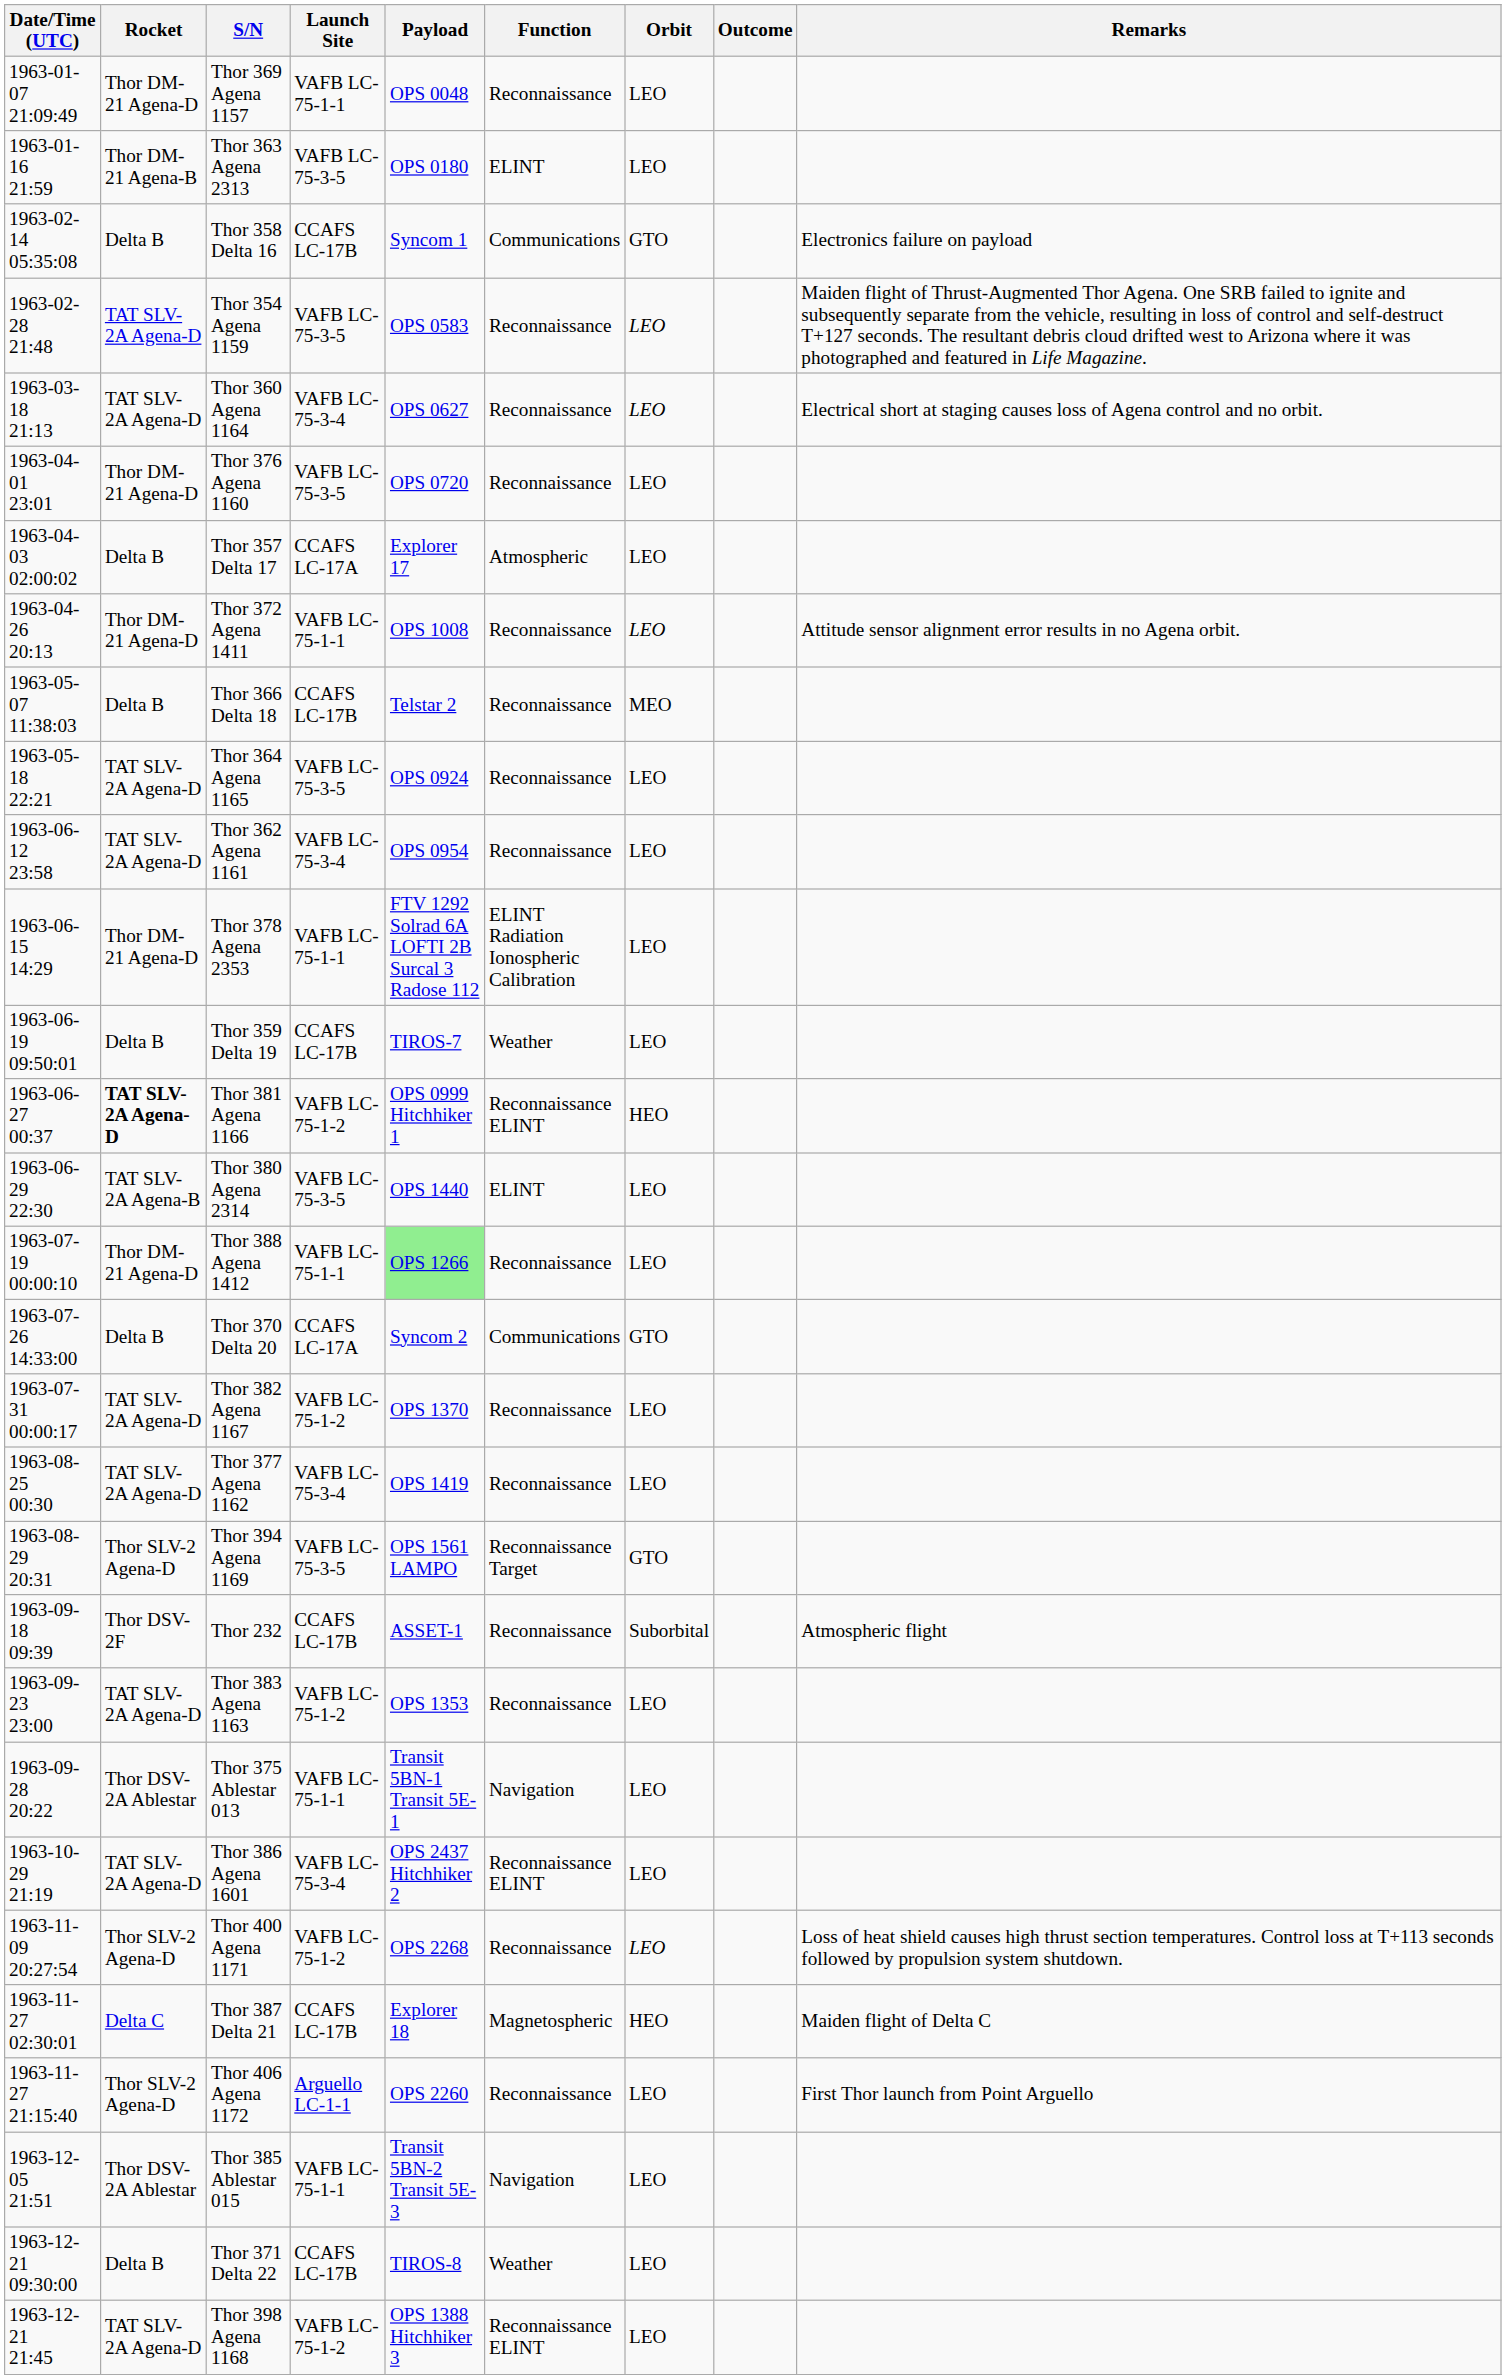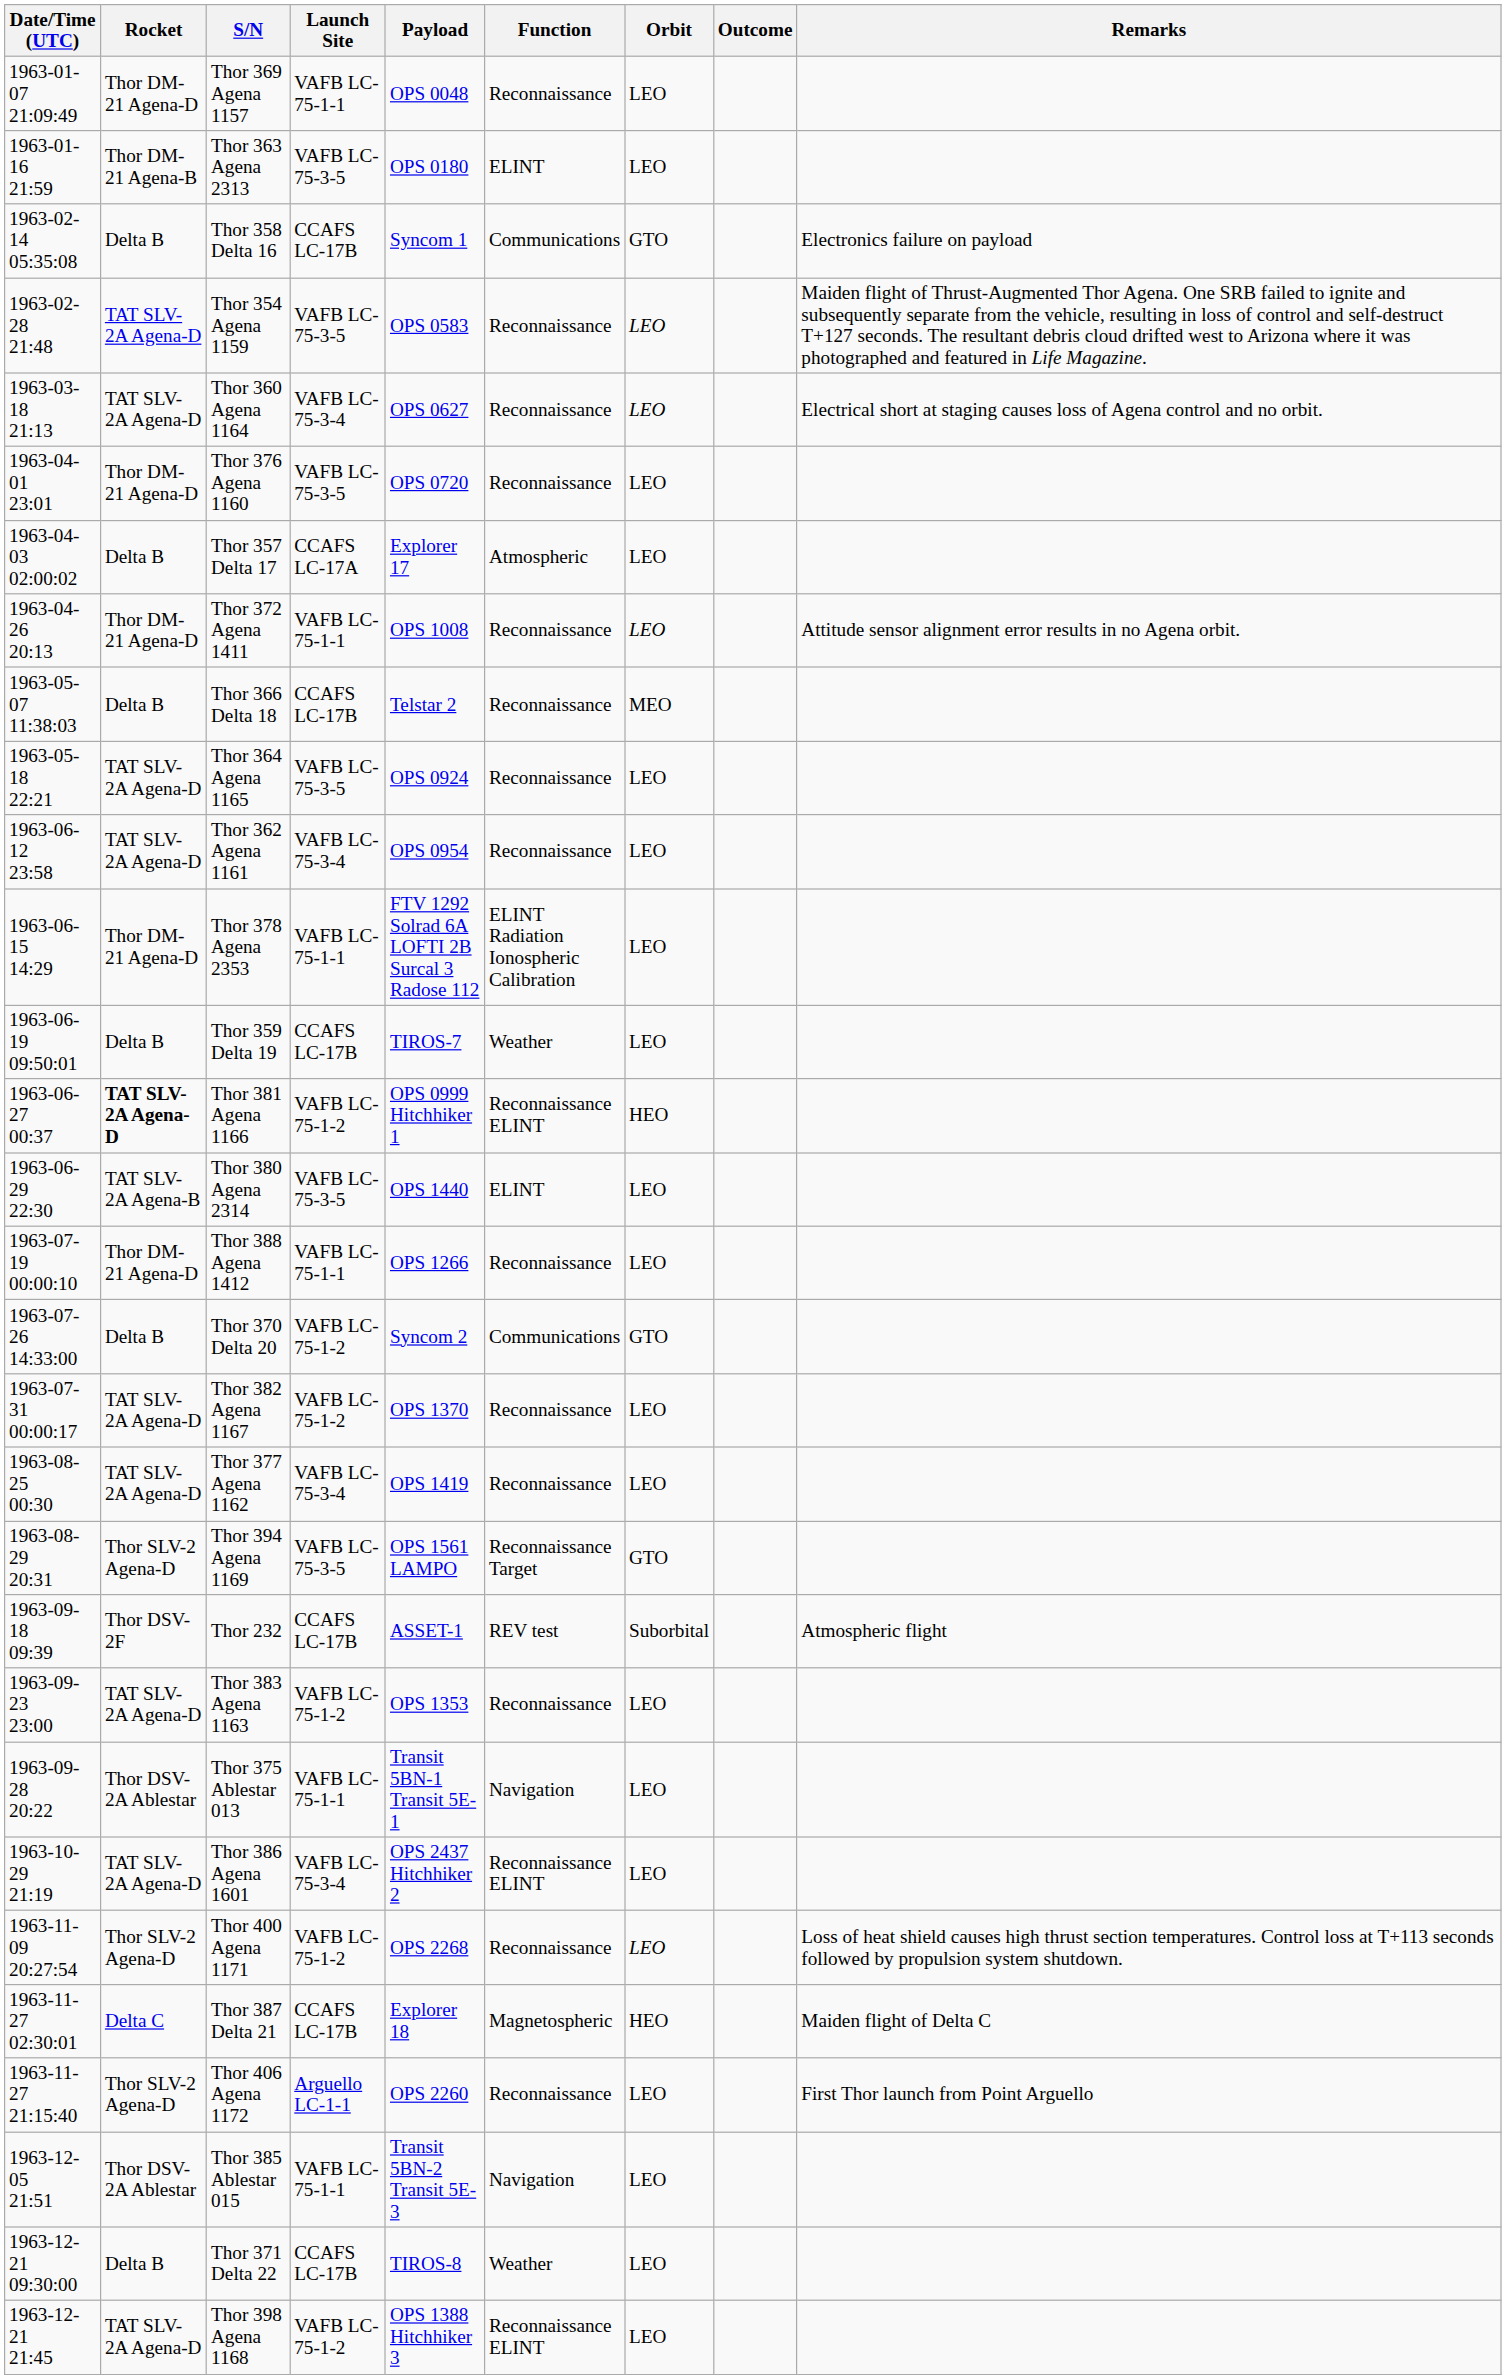(429, 1262) lightgreen background -> (429, 1262) no background
(326, 1336) CCAFS LC-17A -> (337, 1336) VAFB LC-75-1-2
(550, 1631) Reconnaissance -> (524, 1631) REV test
